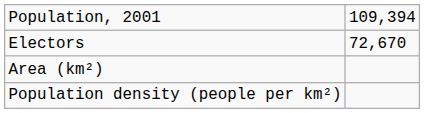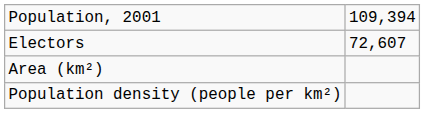(378, 43) 72,670 -> (378, 43) 72,607
